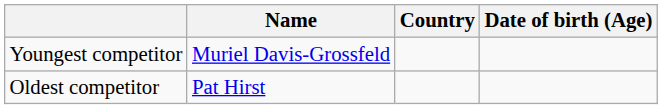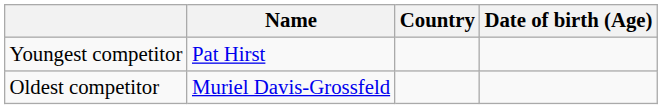(291, 53) Muriel Davis-Grossfeld -> (229, 53) Pat Hirst
(229, 86) Pat Hirst -> (291, 86) Muriel Davis-Grossfeld
